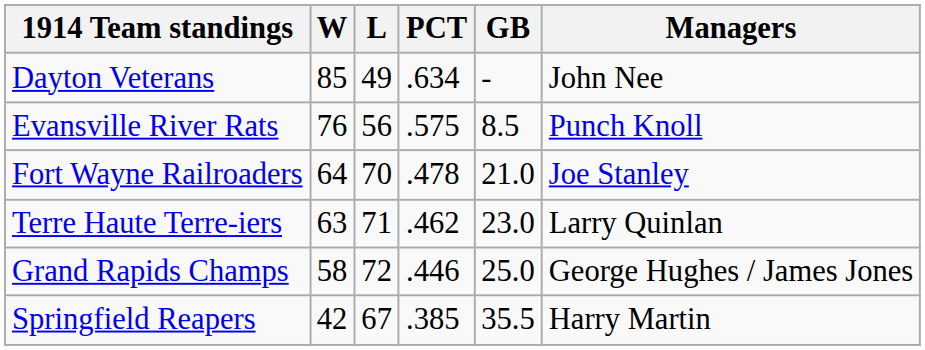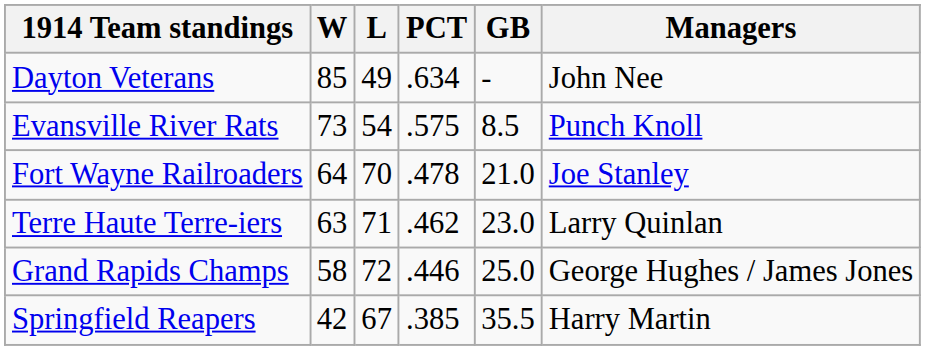(332, 125) 76 -> (332, 125) 73
(377, 125) 56 -> (377, 125) 54
